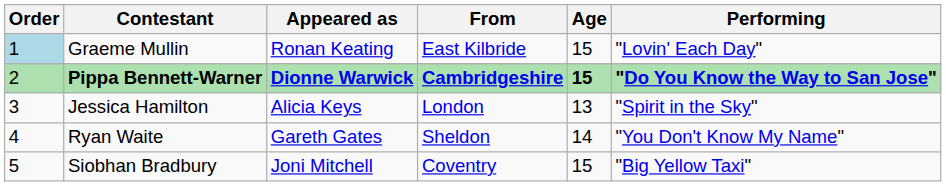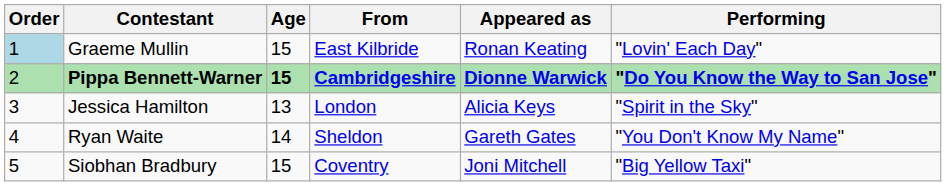columns swapped: (589, 19) <-> (342, 19)
